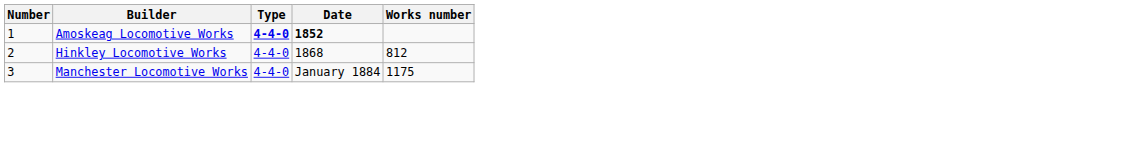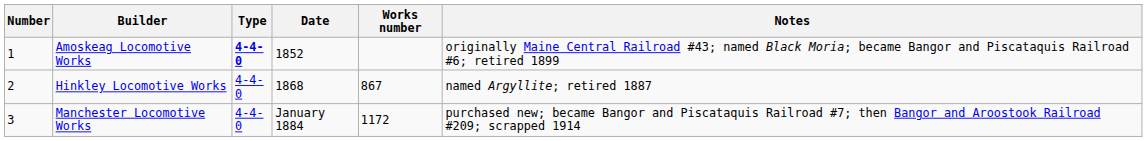+ column: (792, 21)
(309, 33) bold -> (289, 54) normal
(397, 53) 812 -> (372, 87) 867
(400, 72) 1175 -> (375, 120) 1172
